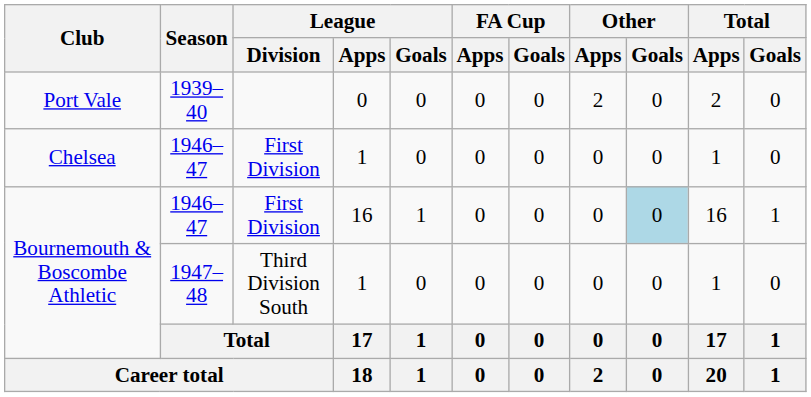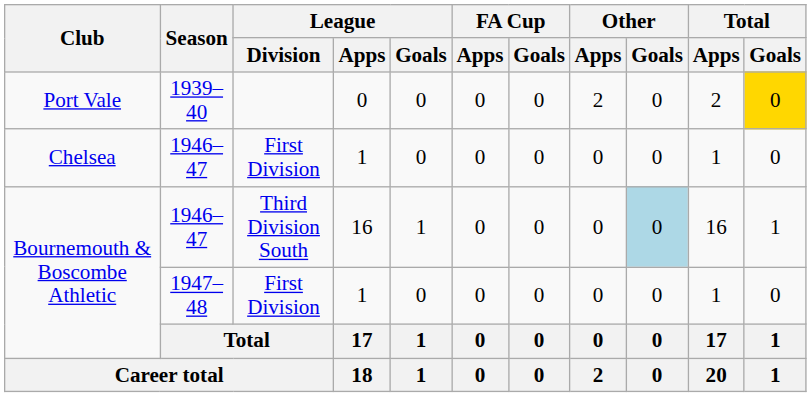(775, 100) no background -> (775, 100) gold background
(284, 214) First Division -> (284, 226) Third Division South
(284, 283) Third Division South -> (284, 295) First Division
